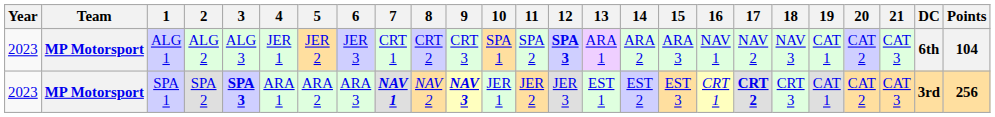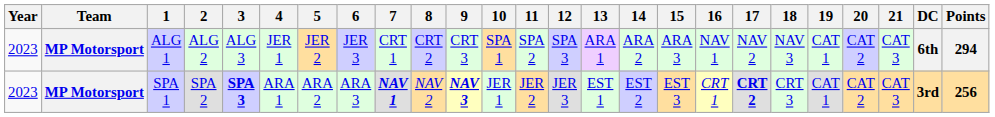(565, 49) bold -> (565, 49) normal
(967, 49) 104 -> (966, 49) 294
